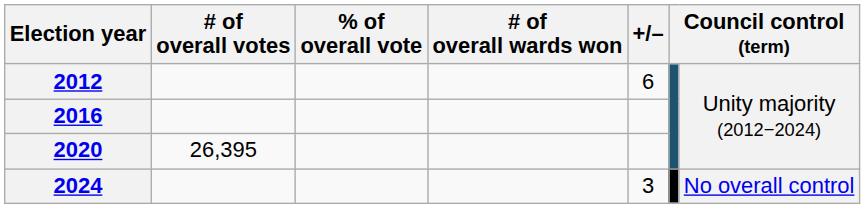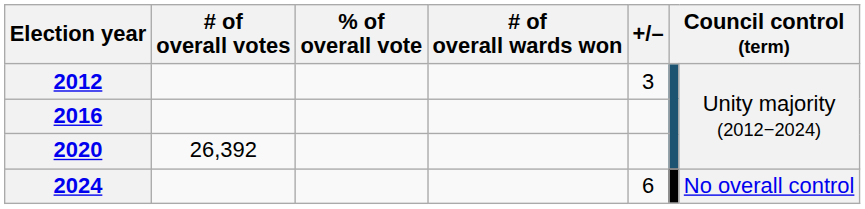(648, 81) 6 -> (648, 81) 3
(223, 150) 26,395 -> (223, 150) 26,392
(648, 185) 3 -> (648, 185) 6
